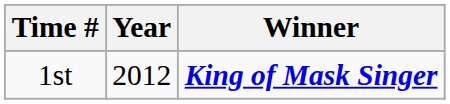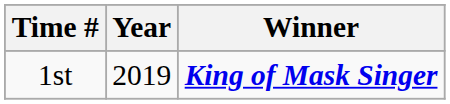(142, 74) 2012 -> (142, 74) 2019
